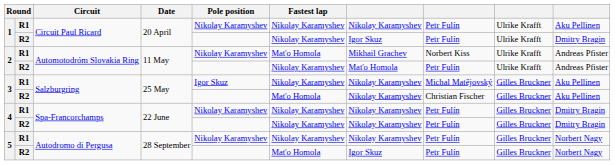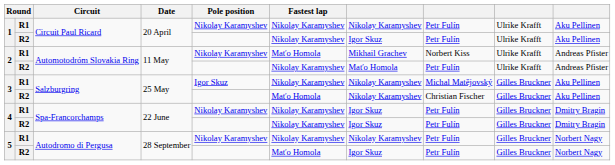(580, 39) Dmitry Bragin -> (577, 39) Aku Pellinen
(385, 110) Nikolay Karamyshev -> (365, 110) Igor Skuz
(385, 124) Nikolay Karamyshev -> (365, 124) Igor Skuz
